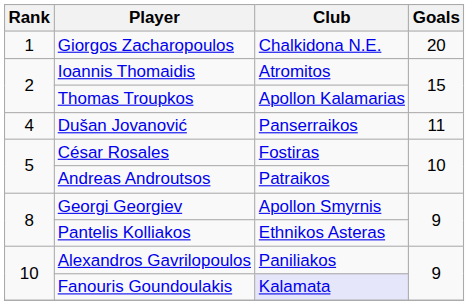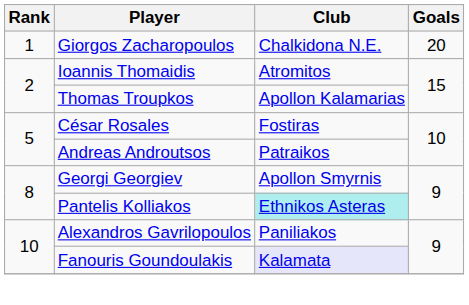- row: (122, 125)
(322, 233) no background -> (322, 206) paleturquoise background
